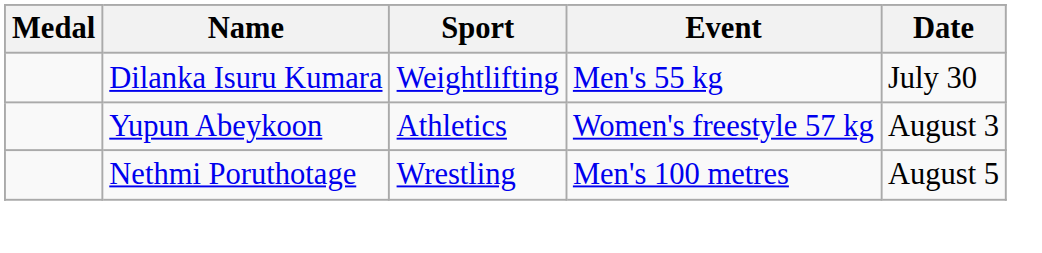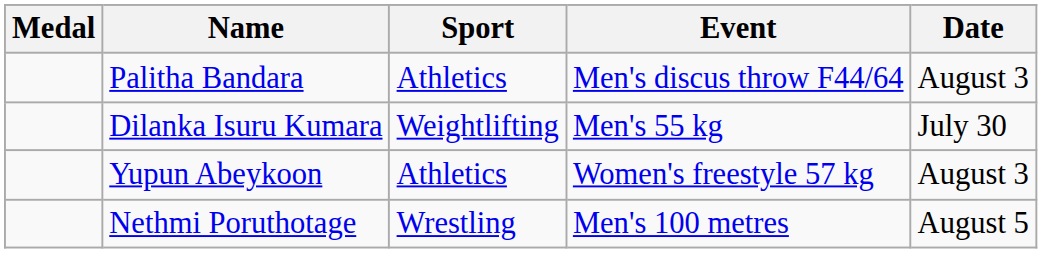+ row: (206, 77)
